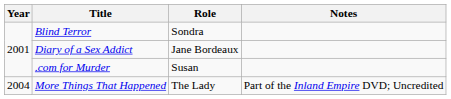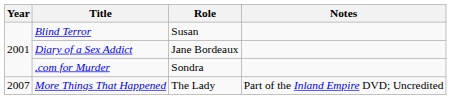(187, 31) Sondra -> (185, 31) Susan
(185, 67) Susan -> (187, 67) Sondra
(18, 85) 2004 -> (18, 85) 2007
